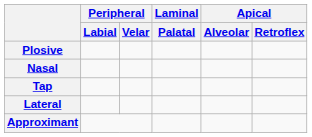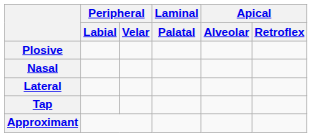rows swapped: (43, 104) <-> (43, 86)
